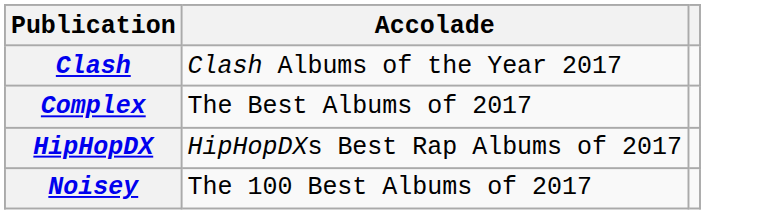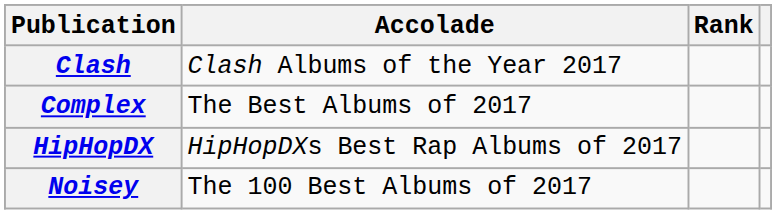+ column: (724, 25)
